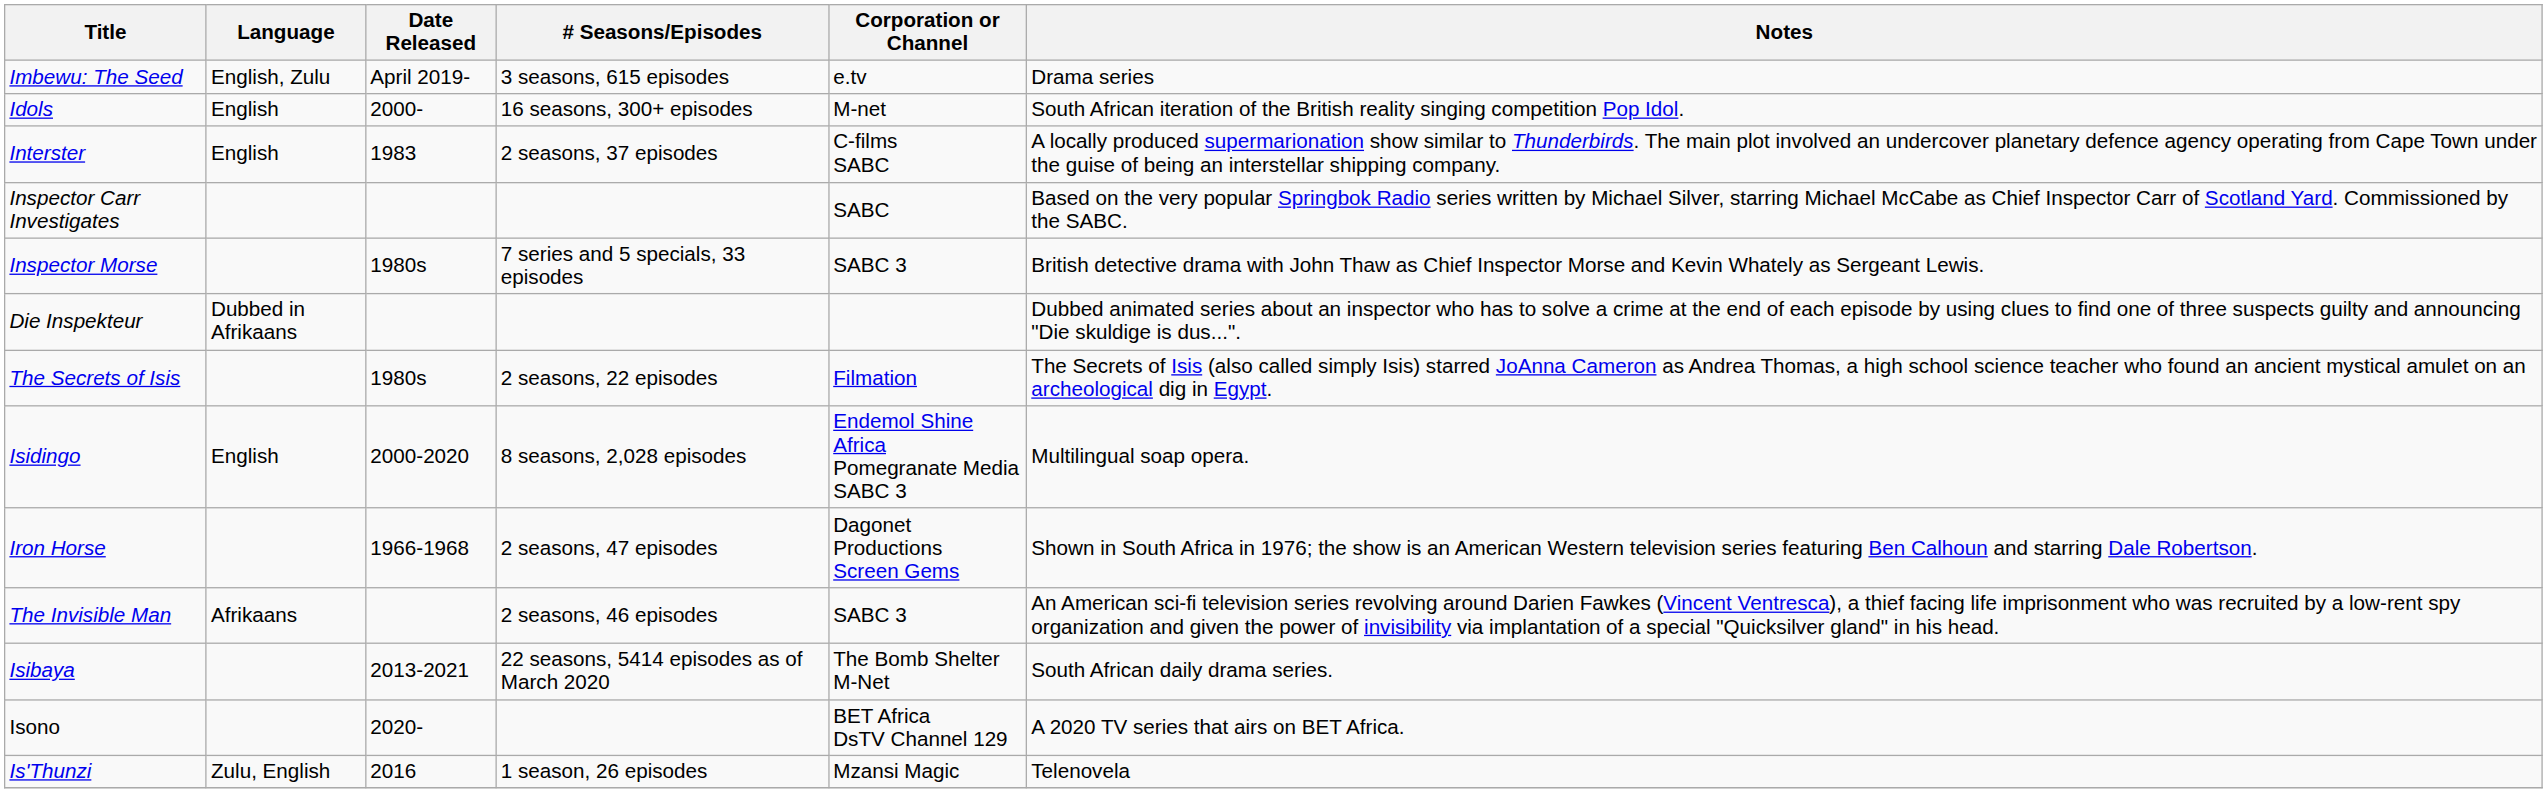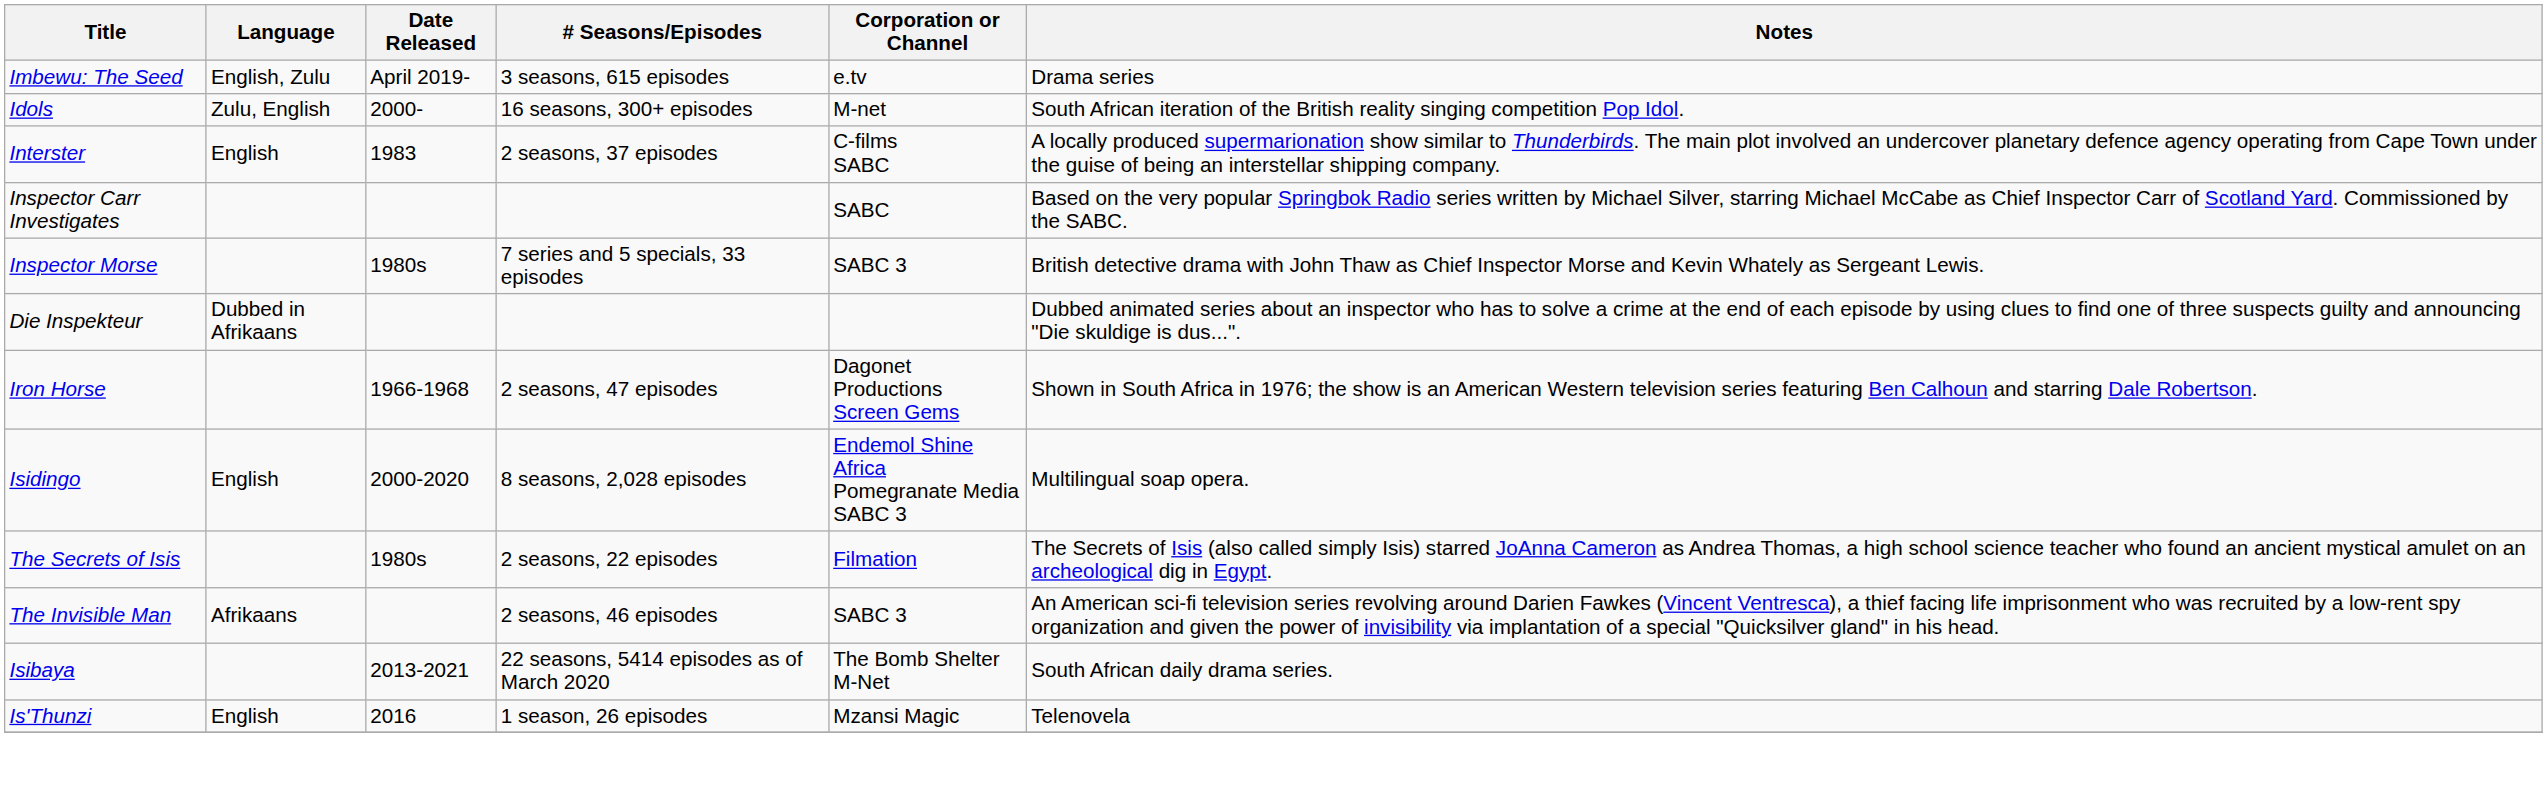(245, 109) English -> (271, 109) Zulu, English
rows swapped: (58, 547) <-> (95, 377)
- row: (35, 727)
(271, 771) Zulu, English -> (245, 715) English
